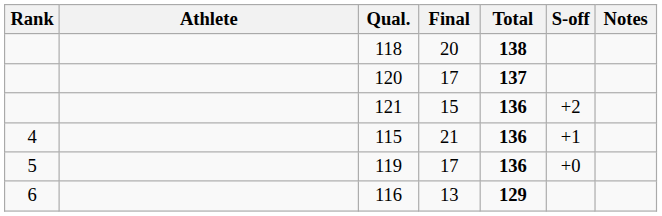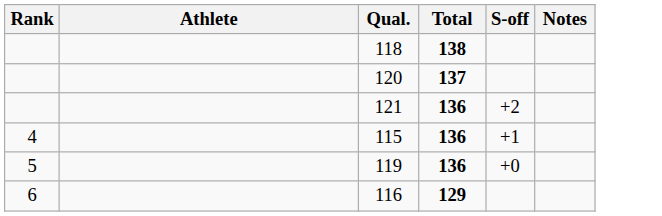- column: (449, 19)
